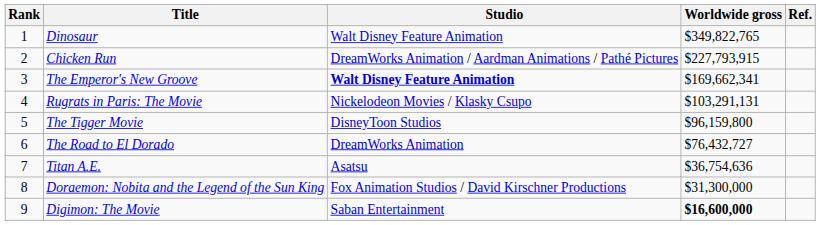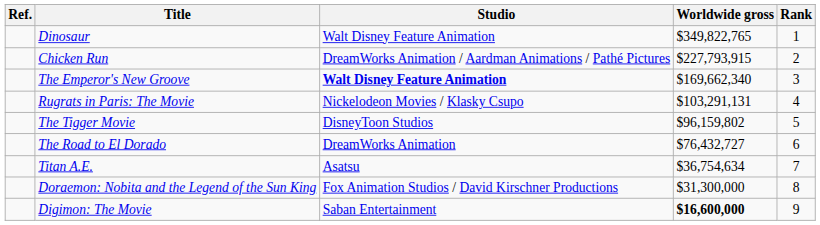columns swapped: (24, 15) <-> (800, 15)
(722, 79) $169,662,341 -> (714, 79) $169,662,340
(718, 123) $96,159,800 -> (710, 123) $96,159,802
(718, 166) $36,754,636 -> (710, 166) $36,754,634
